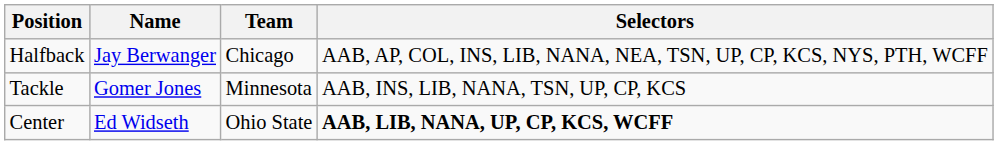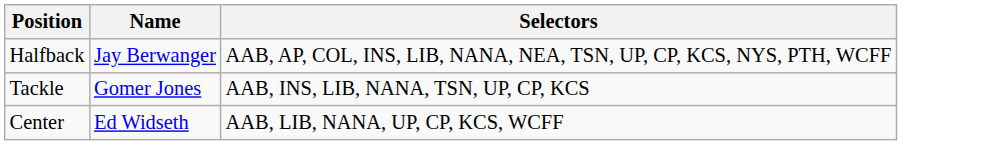- column: (269, 21)
(498, 122) bold -> (395, 122) normal
